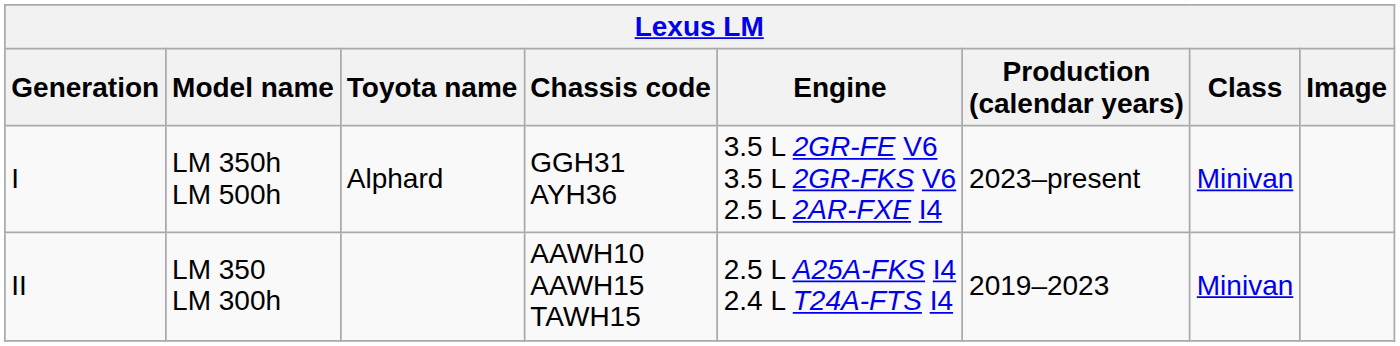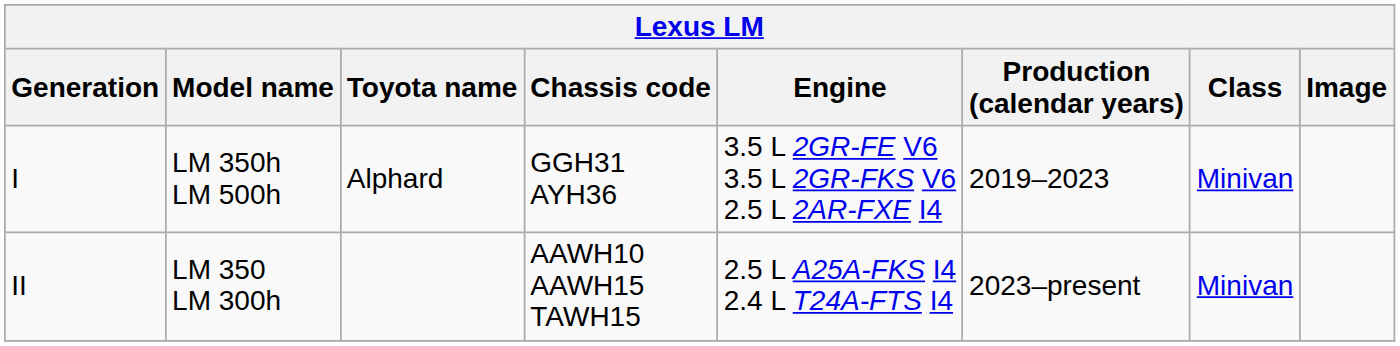(1055, 178) 2023–present -> (1039, 178) 2019–2023
(1039, 285) 2019–2023 -> (1055, 285) 2023–present
